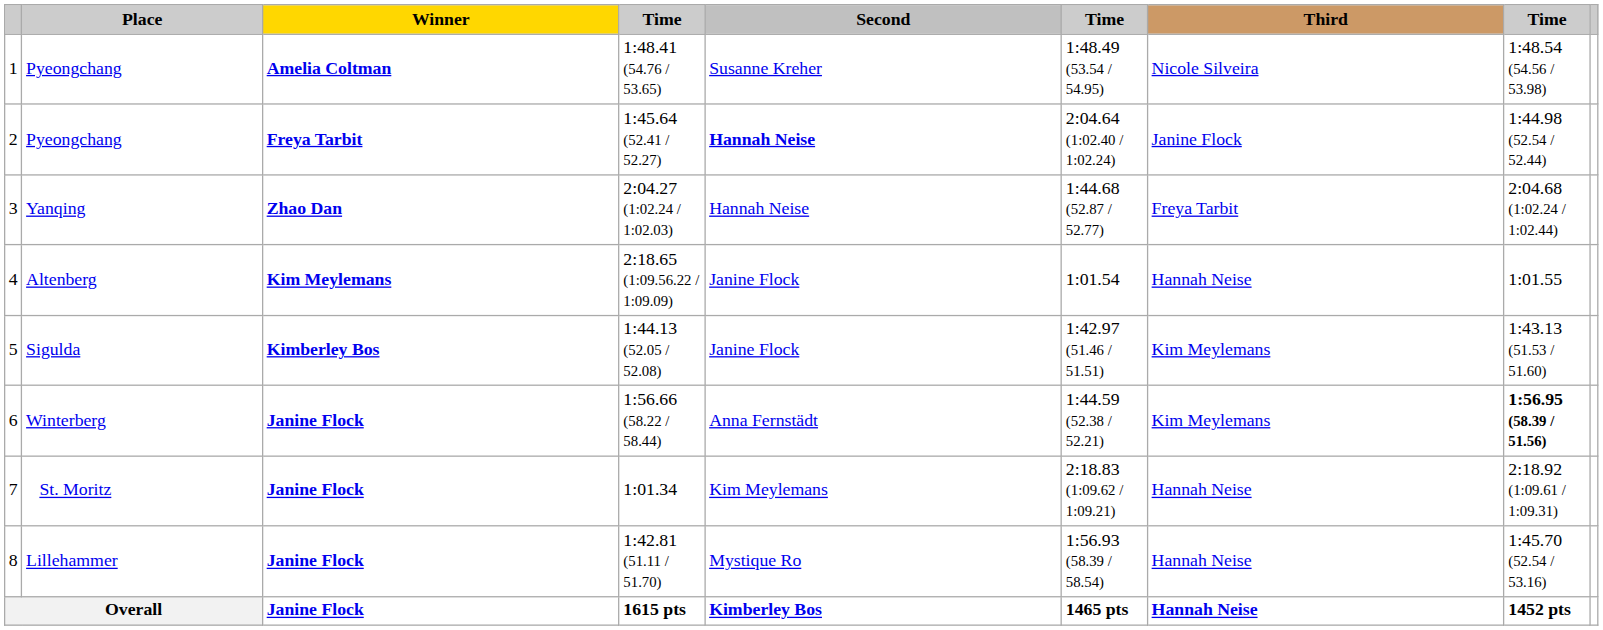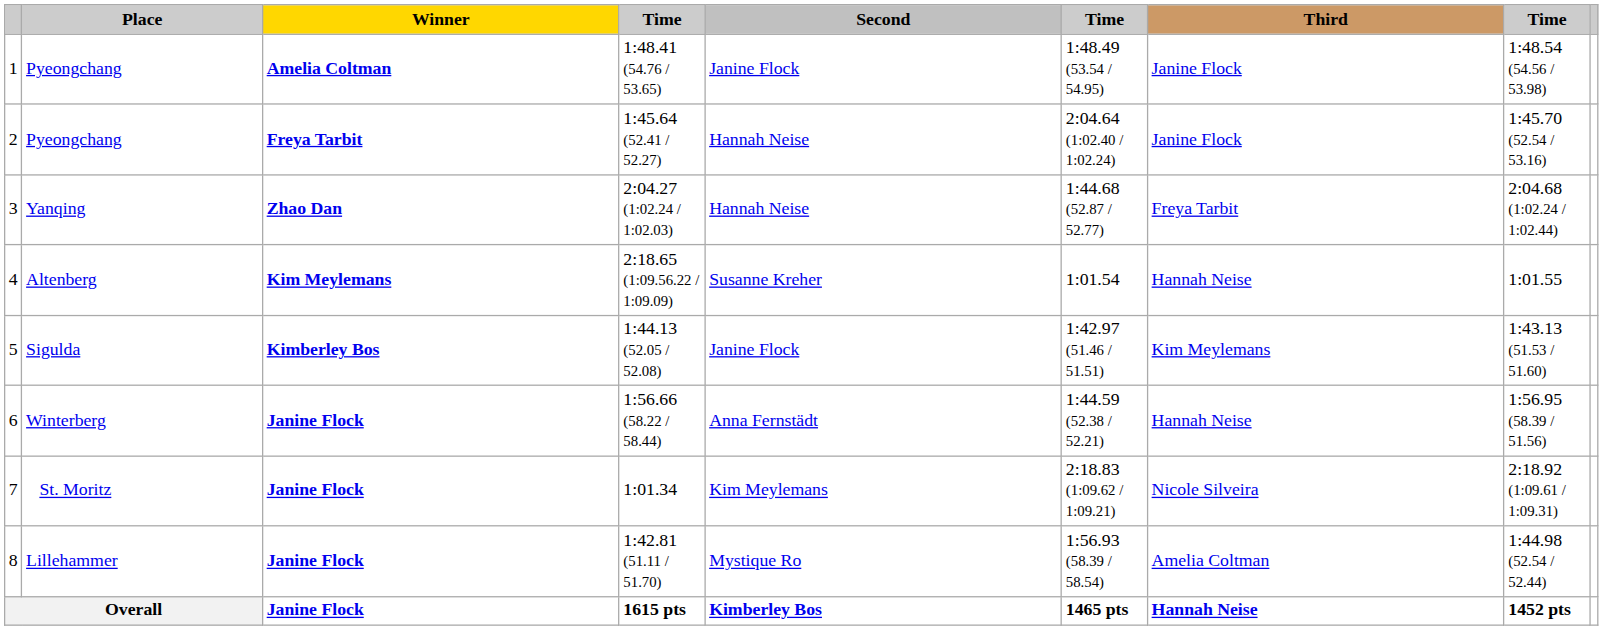(766, 68) Susanne Kreher -> (754, 68) Janine Flock
(1205, 68) Nicole Silveira -> (1197, 68) Janine Flock
(762, 138) bold -> (759, 138) normal
(1535, 138) 1:44.98 (52.54 / 52.44) -> (1535, 138) 1:45.70 (52.54 / 53.16)
(754, 279) Janine Flock -> (766, 279) Susanne Kreher
(1211, 419) Kim Meylemans -> (1202, 419) Hannah Neise
(1536, 419) bold -> (1535, 419) normal
(1202, 490) Hannah Neise -> (1205, 490) Nicole Silveira
(1202, 560) Hannah Neise -> (1210, 560) Amelia Coltman
(1535, 559) 1:45.70 (52.54 / 53.16) -> (1535, 559) 1:44.98 (52.54 / 52.44)
